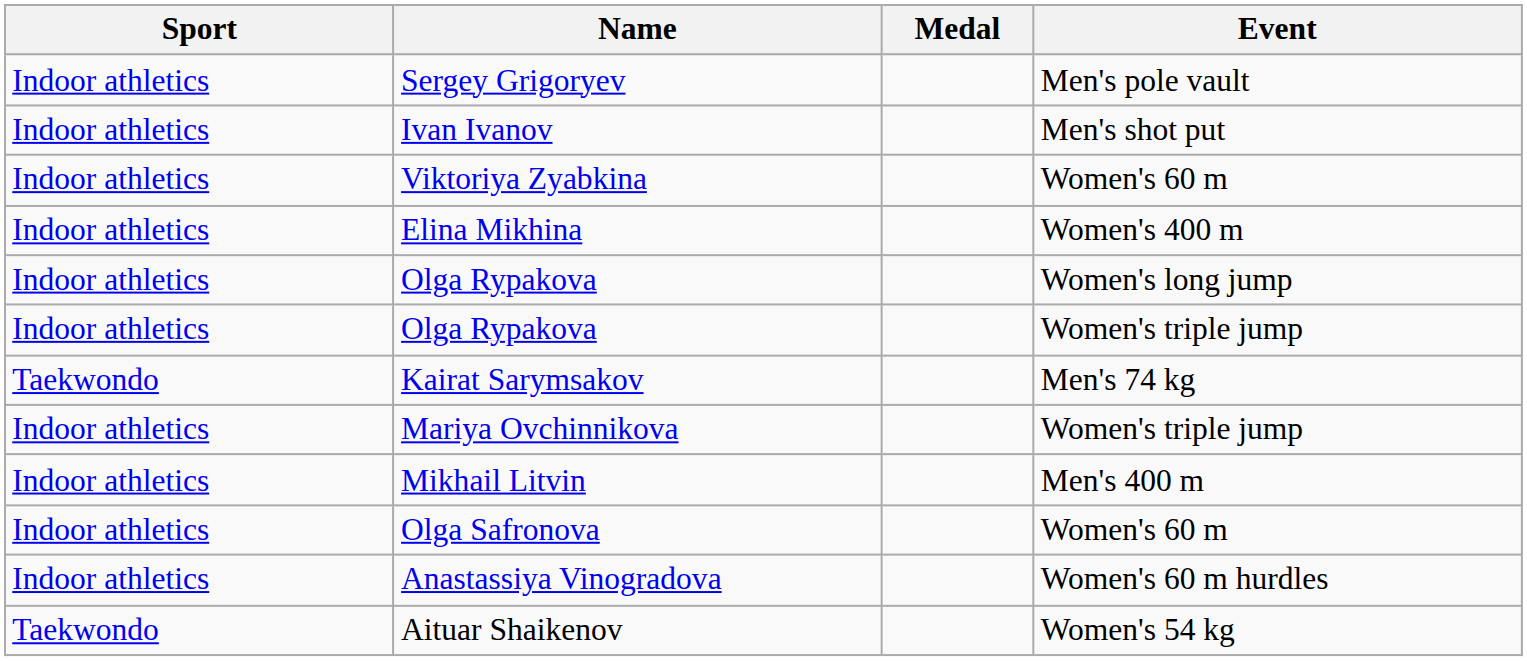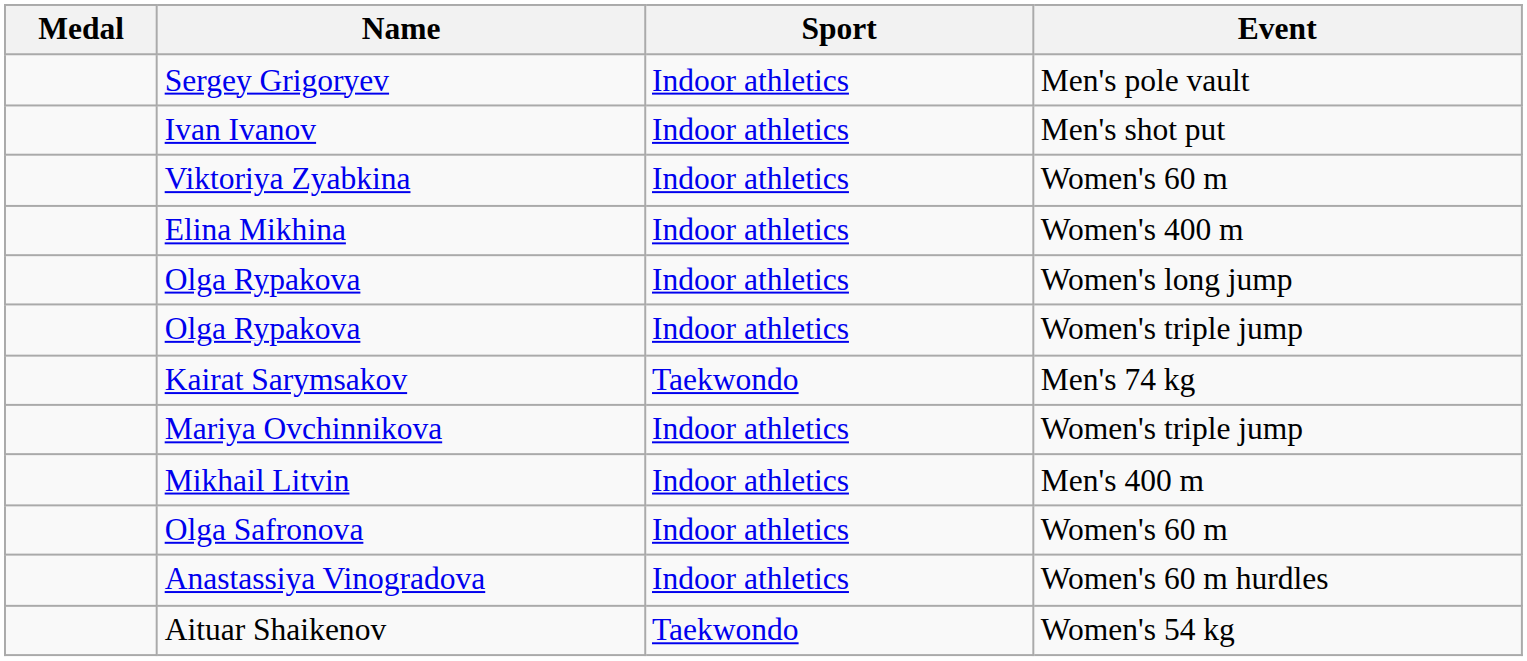columns swapped: (957, 29) <-> (199, 29)
